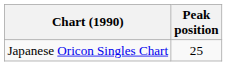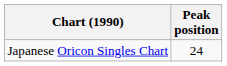(196, 50) 25 -> (196, 50) 24
